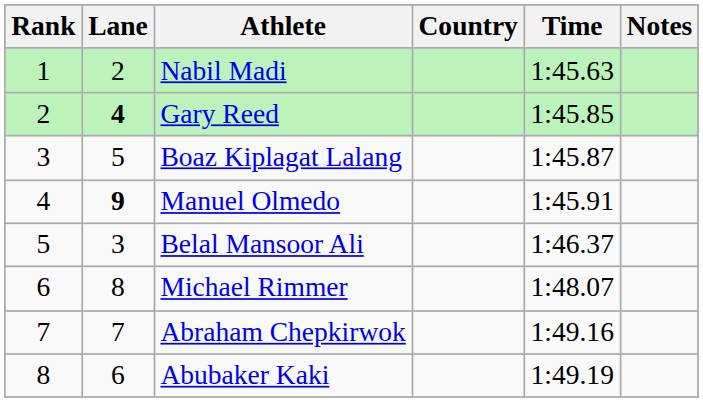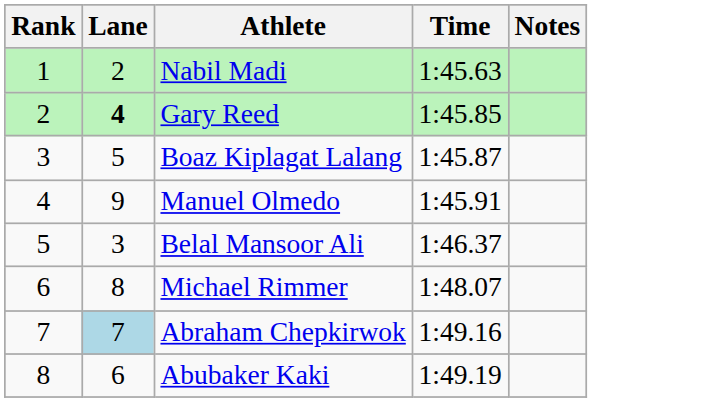- column: (468, 26)
(118, 200) bold -> (118, 200) normal
(118, 331) no background -> (118, 331) lightblue background
